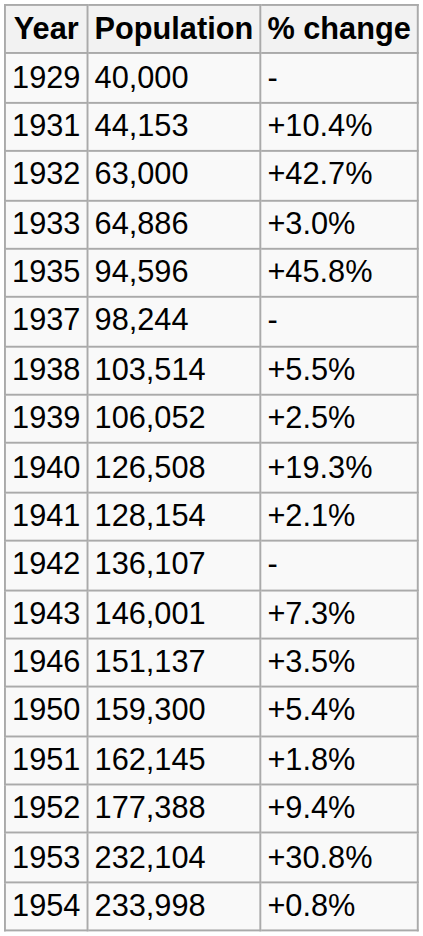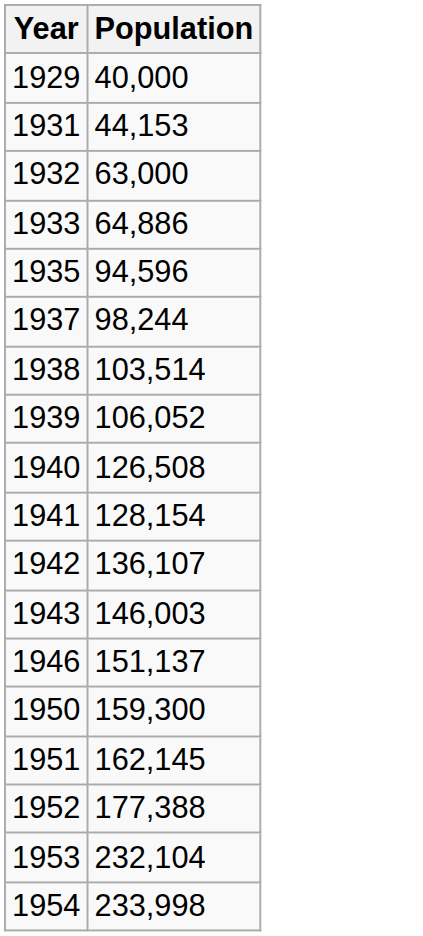- column: (339, 28)
(150, 613) 146,001 -> (150, 613) 146,003
